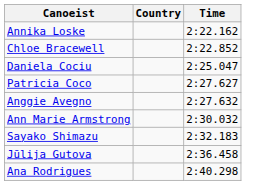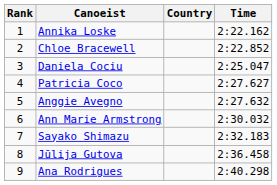+ column: (20, 13)
